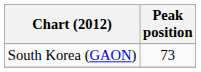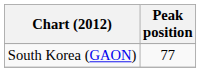(168, 55) 73 -> (168, 55) 77
